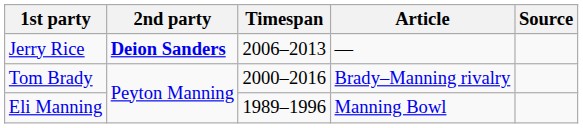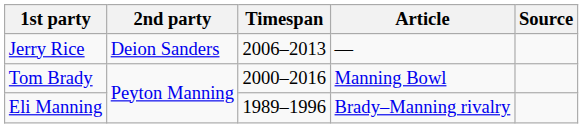(168, 48) bold -> (165, 48) normal
(422, 78) Brady–Manning rivalry -> (391, 78) Manning Bowl
(391, 107) Manning Bowl -> (422, 107) Brady–Manning rivalry
